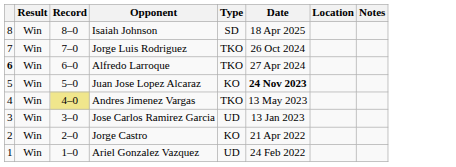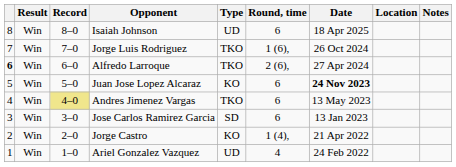+ column: (277, 13)
(232, 30) SD -> (232, 30) UD
(232, 118) UD -> (232, 118) SD
